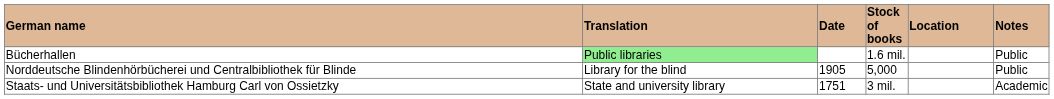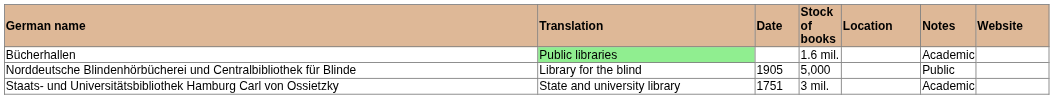+ column: (1000, 26)
(1011, 55) Public -> (948, 55) Academic
